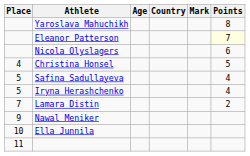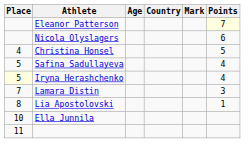- row: (82, 24)
(19, 91) no background -> (19, 78) lightyellow background
(228, 104) 2 -> (223, 91) 3
+ row: (74, 104)
- row: (67, 118)
